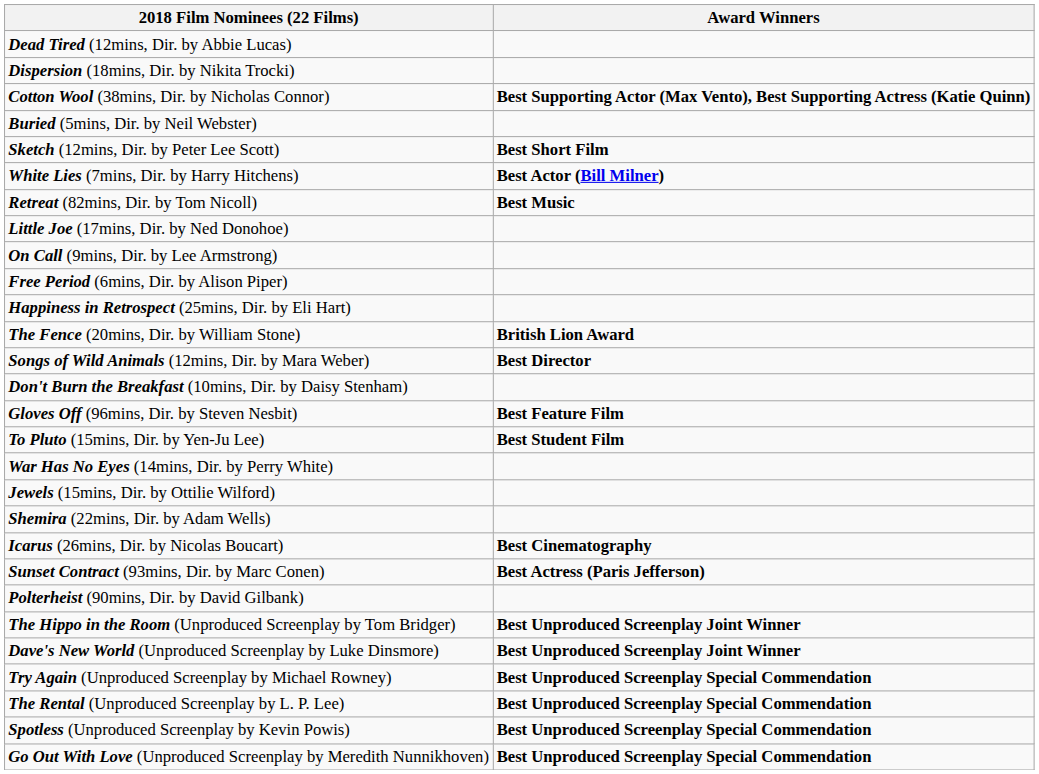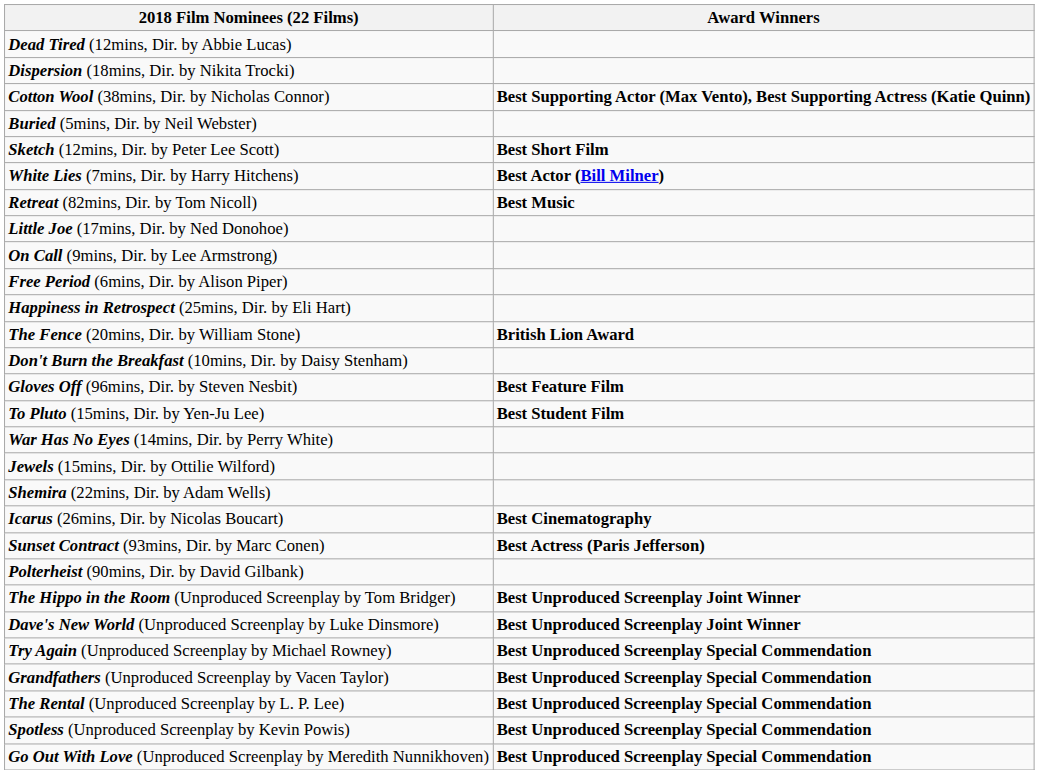- row: (189, 360)
+ row: (199, 677)
